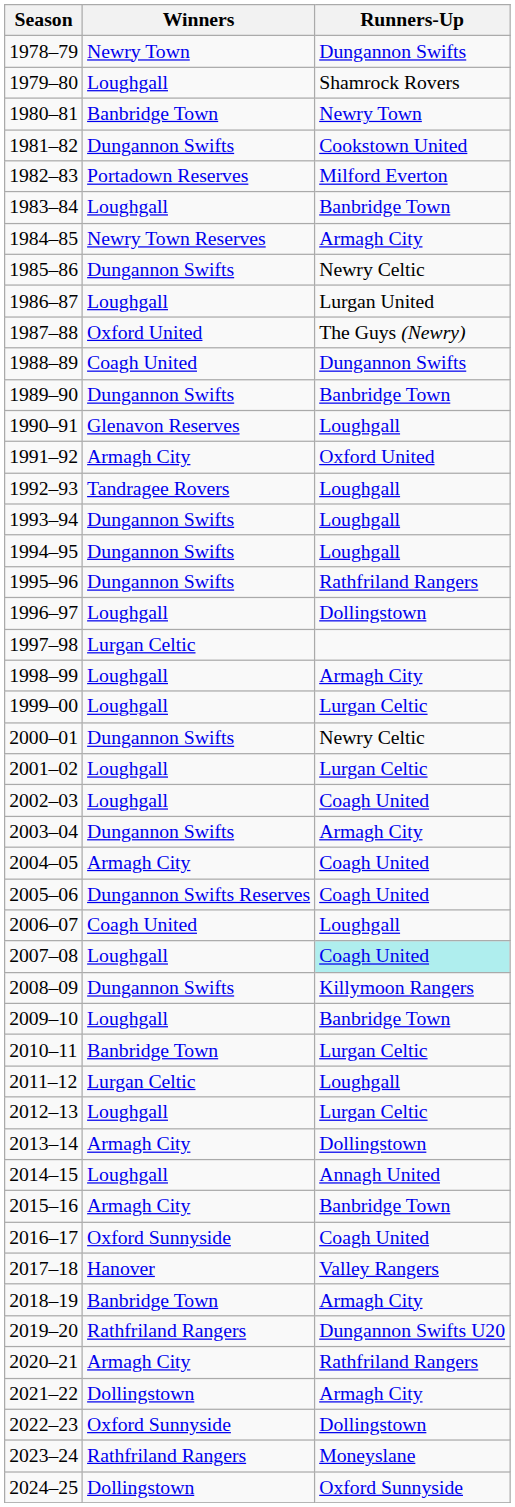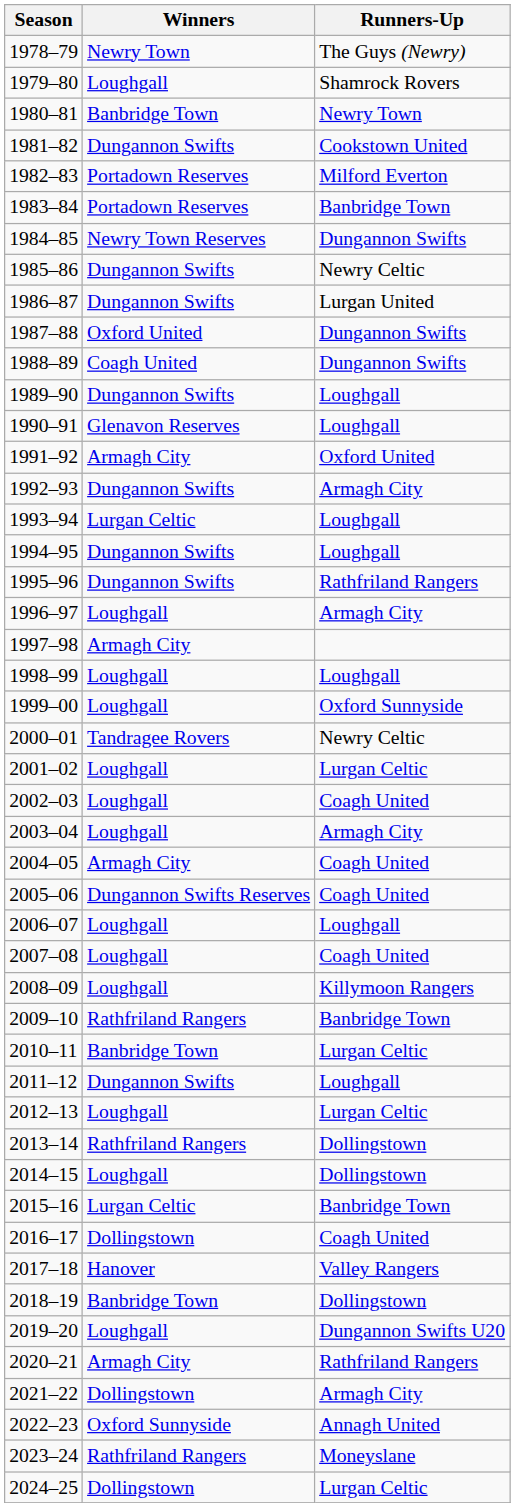(393, 51) Dungannon Swifts -> (392, 51) The Guys (Newry)
(128, 207) Loughgall -> (168, 207) Portadown Reserves
(371, 238) Armagh City -> (393, 238) Dungannon Swifts
(128, 301) Loughgall -> (161, 301) Dungannon Swifts
(392, 332) The Guys (Newry) -> (393, 332) Dungannon Swifts
(385, 394) Banbridge Town -> (360, 394) Loughgall
(158, 488) Tandragee Rovers -> (161, 488) Dungannon Swifts
(360, 488) Loughgall -> (371, 488) Armagh City
(161, 519) Dungannon Swifts -> (141, 519) Lurgan Celtic
(373, 613) Dollingstown -> (371, 613) Armagh City
(141, 644) Lurgan Celtic -> (139, 644) Armagh City
(371, 675) Armagh City -> (360, 675) Loughgall
(373, 706) Lurgan Celtic -> (391, 706) Oxford Sunnyside
(161, 737) Dungannon Swifts -> (158, 737) Tandragee Rovers
(161, 831) Dungannon Swifts -> (128, 831) Loughgall
(142, 925) Coagh United -> (128, 925) Loughgall
(374, 956) paleturquoise background -> (374, 956) no background
(161, 987) Dungannon Swifts -> (128, 987) Loughgall
(128, 1018) Loughgall -> (167, 1018) Rathfriland Rangers
(141, 1081) Lurgan Celtic -> (161, 1081) Dungannon Swifts
(139, 1143) Armagh City -> (167, 1143) Rathfriland Rangers
(380, 1174) Annagh United -> (373, 1174) Dollingstown
(139, 1206) Armagh City -> (141, 1206) Lurgan Celtic
(159, 1237) Oxford Sunnyside -> (141, 1237) Dollingstown
(371, 1299) Armagh City -> (373, 1299) Dollingstown
(167, 1330) Rathfriland Rangers -> (128, 1330) Loughgall
(373, 1424) Dollingstown -> (380, 1424) Annagh United
(391, 1487) Oxford Sunnyside -> (373, 1487) Lurgan Celtic
